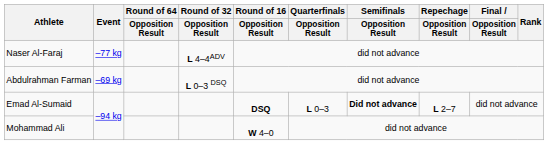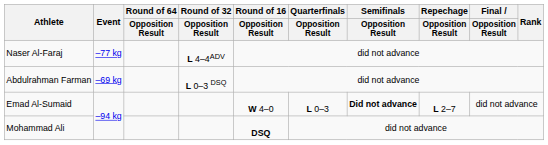(261, 109) DSQ -> (261, 109) W 4–0
(261, 133) W 4–0 -> (261, 133) DSQ
